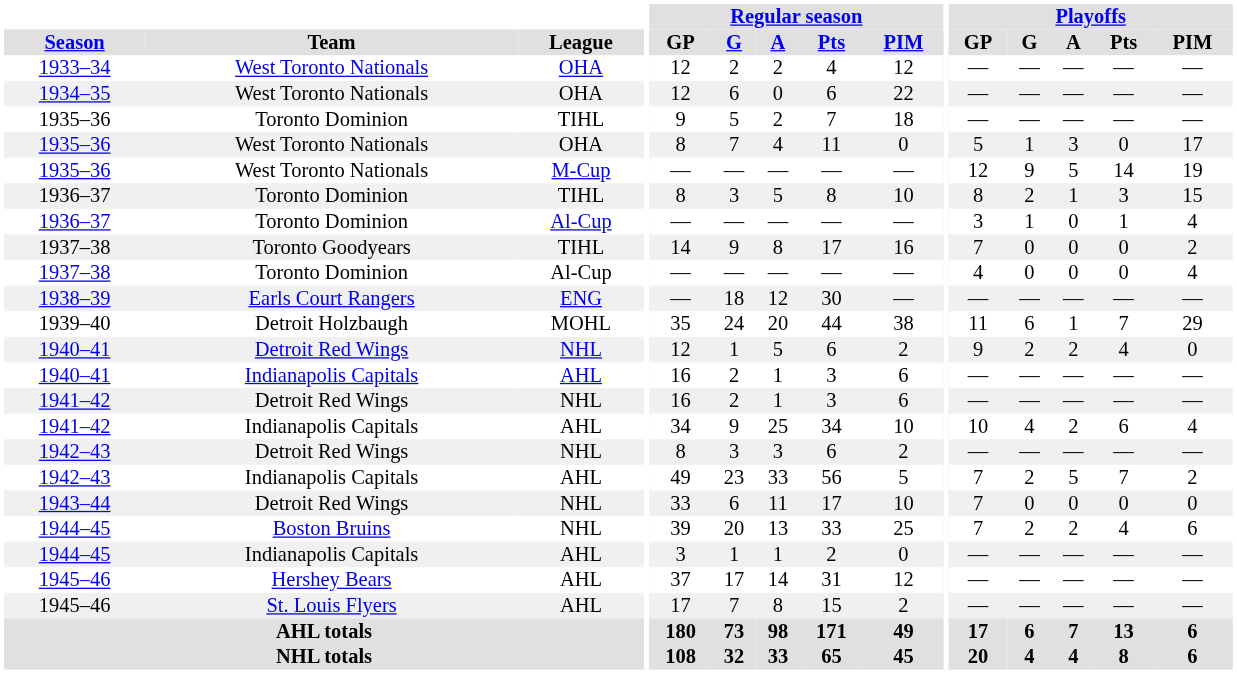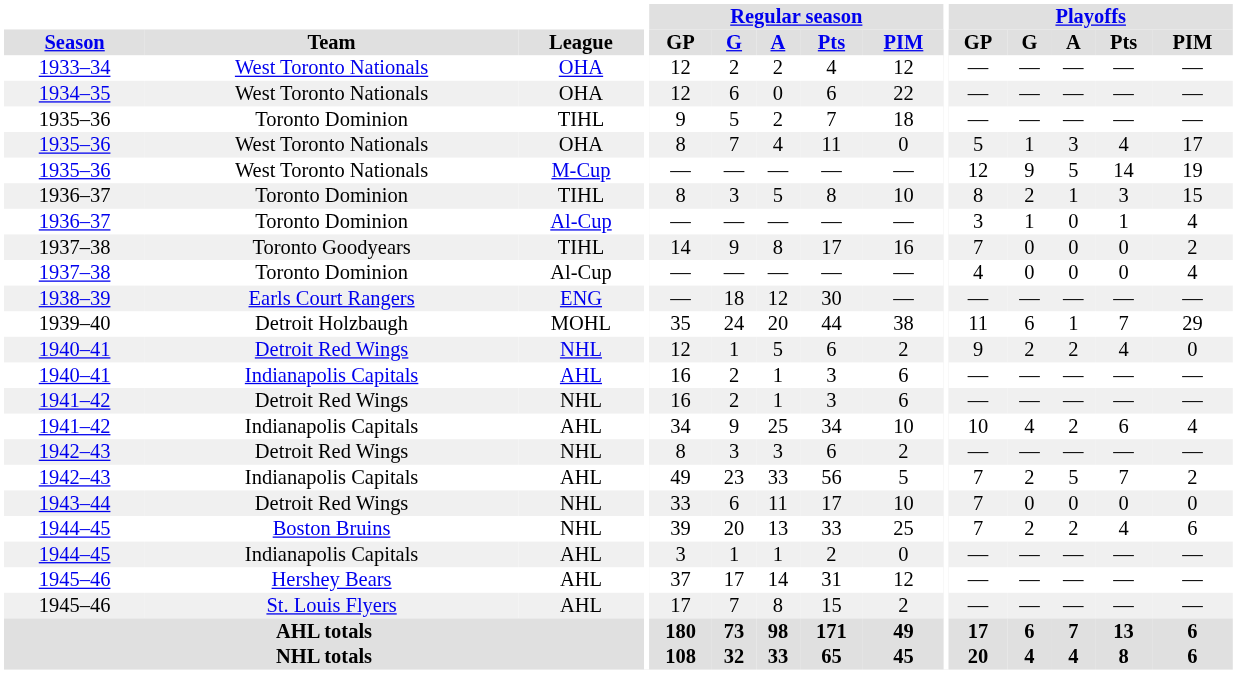(1124, 144) 0 -> (1124, 144) 4
